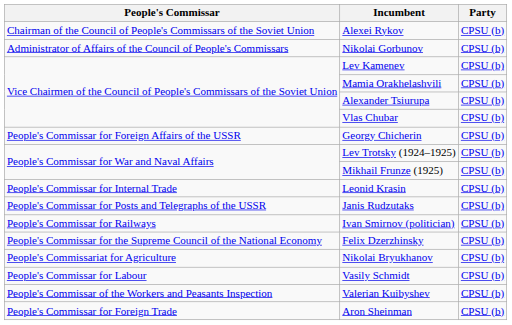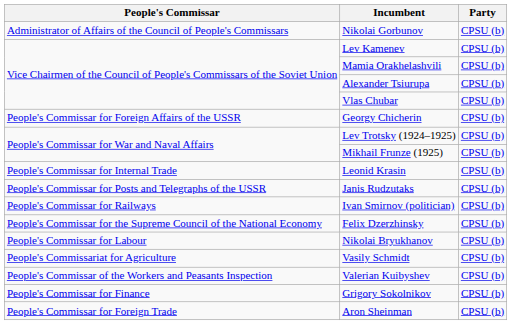- row: (373, 30)
(91, 258) People's Commissariat for Agriculture -> (77, 240) People's Commissar for Labour
(77, 275) People's Commissar for Labour -> (91, 258) People's Commissariat for Agriculture
+ row: (387, 293)
